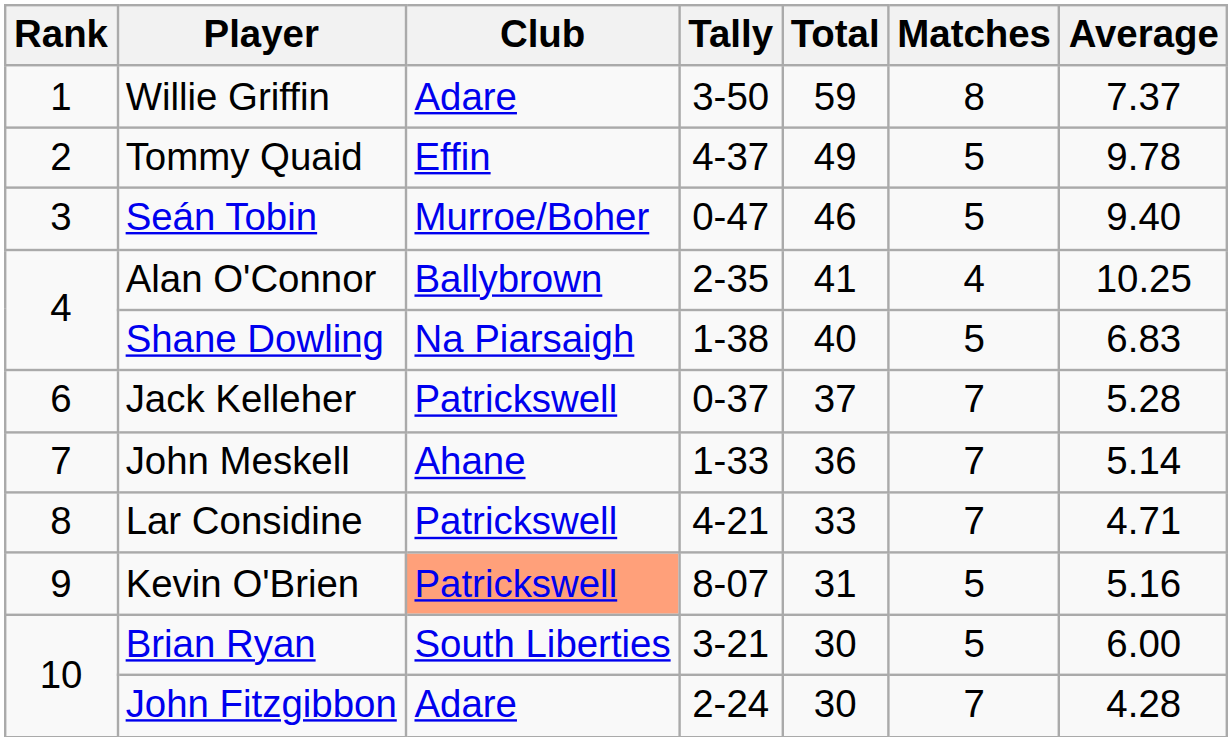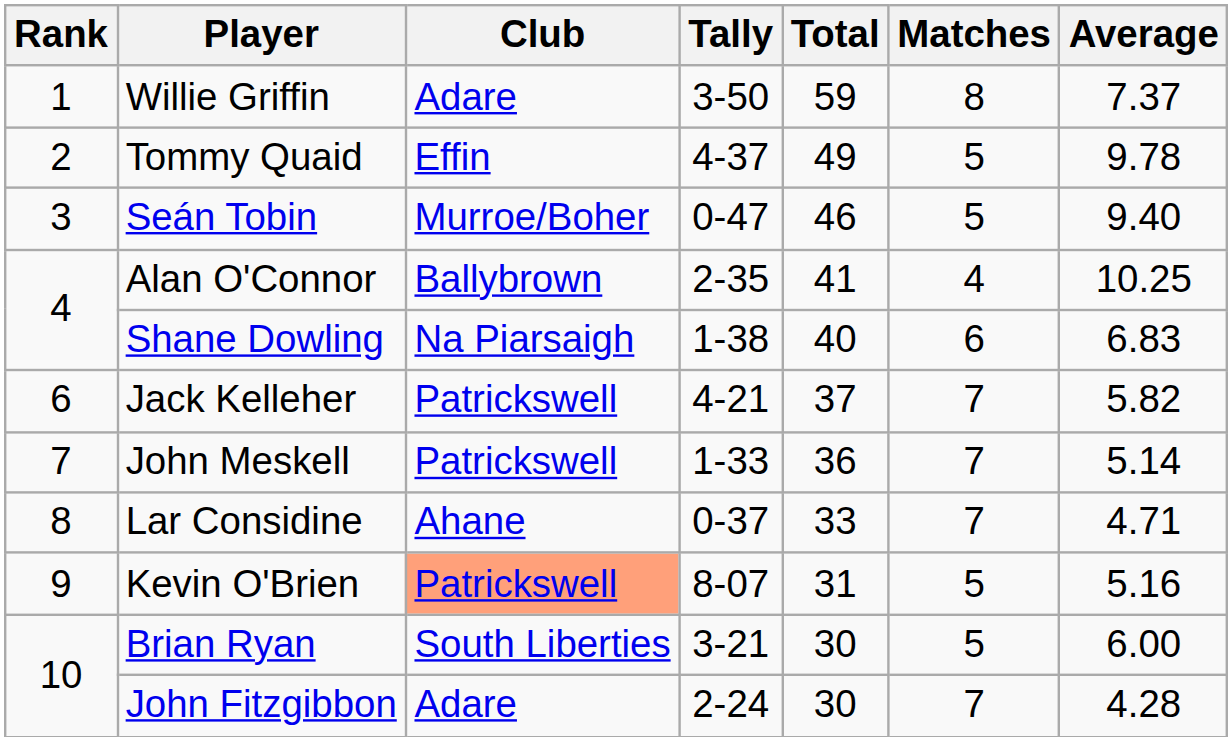(974, 339) 5 -> (974, 339) 6
(731, 400) 0-37 -> (731, 400) 4-21
(1144, 400) 5.28 -> (1144, 400) 5.82
(470, 461) Ahane -> (516, 461) Patrickswell
(516, 522) Patrickswell -> (470, 522) Ahane
(731, 522) 4-21 -> (731, 522) 0-37
